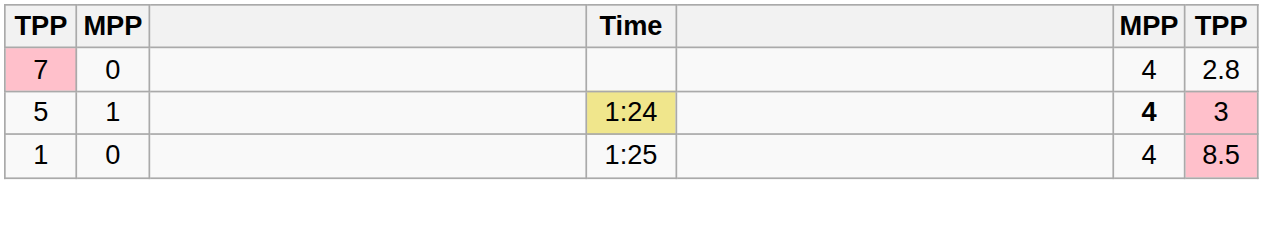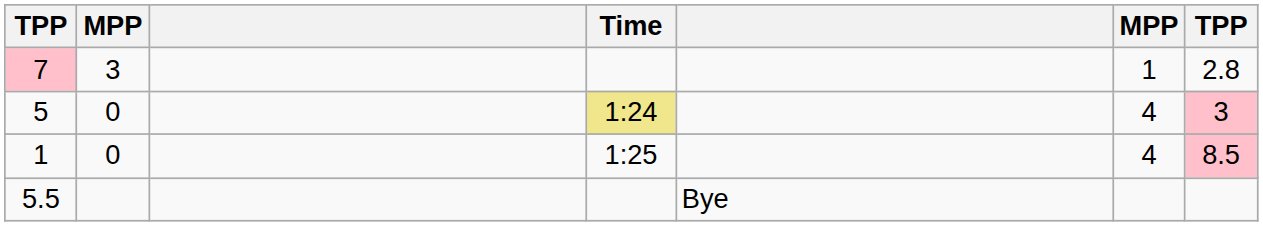(113, 69) 0 -> (113, 69) 3
(1149, 69) 4 -> (1149, 69) 1
(113, 112) 1 -> (113, 112) 0
(1149, 112) bold -> (1149, 112) normal
+ row: (41, 198)
